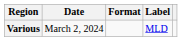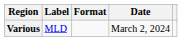columns swapped: (74, 12) <-> (158, 12)
